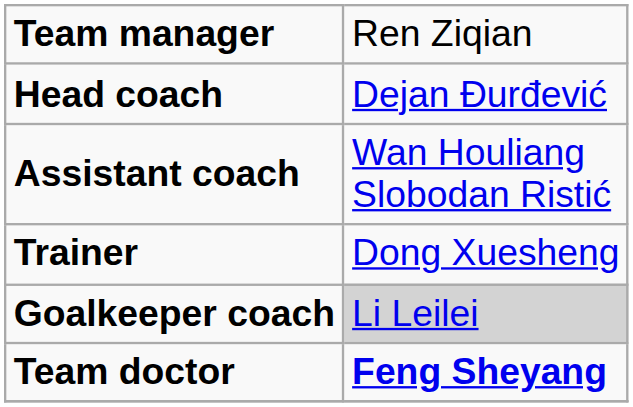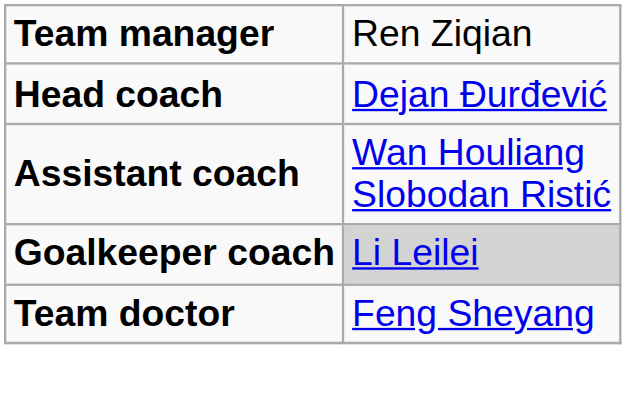- row: (76, 253)
(480, 371) bold -> (473, 312) normal
